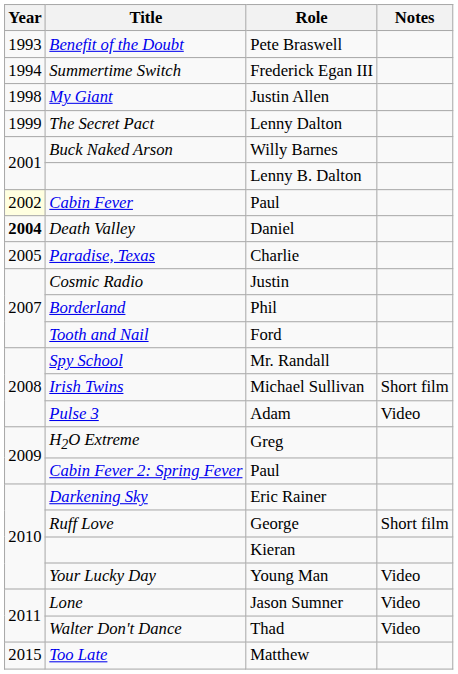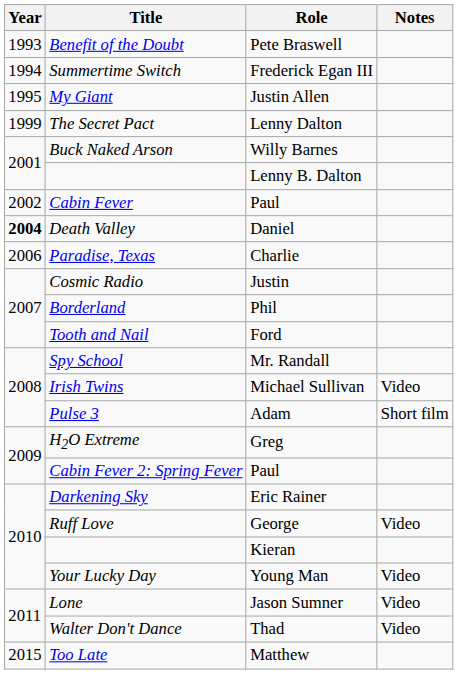(25, 96) 1998 -> (25, 96) 1995
(25, 202) lightyellow background -> (25, 202) no background
(25, 255) 2005 -> (25, 255) 2006
(415, 387) Short film -> (401, 387) Video
(401, 413) Video -> (415, 413) Short film
(415, 523) Short film -> (401, 523) Video
